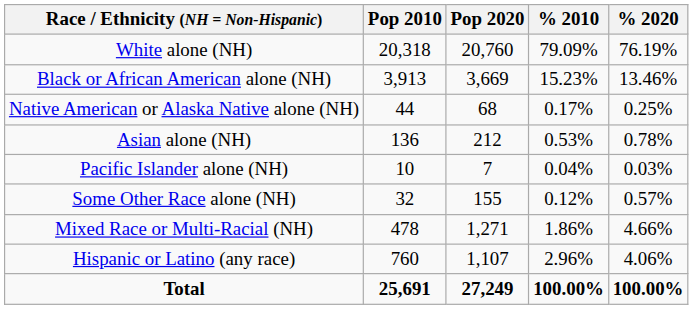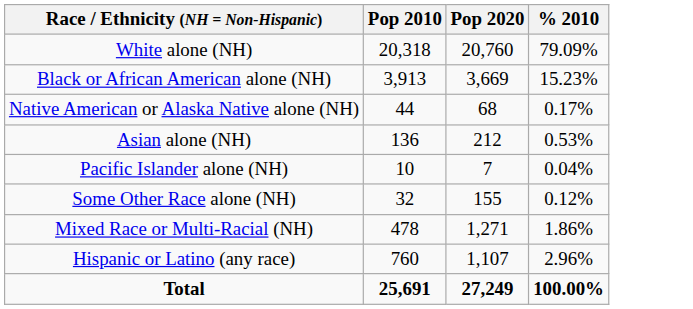- column: (648, 19)
